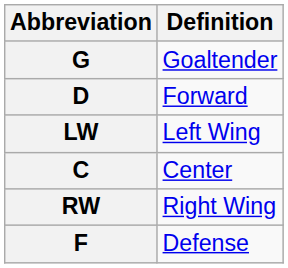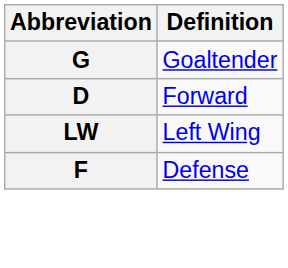- row: (81, 170)
- row: (81, 206)
